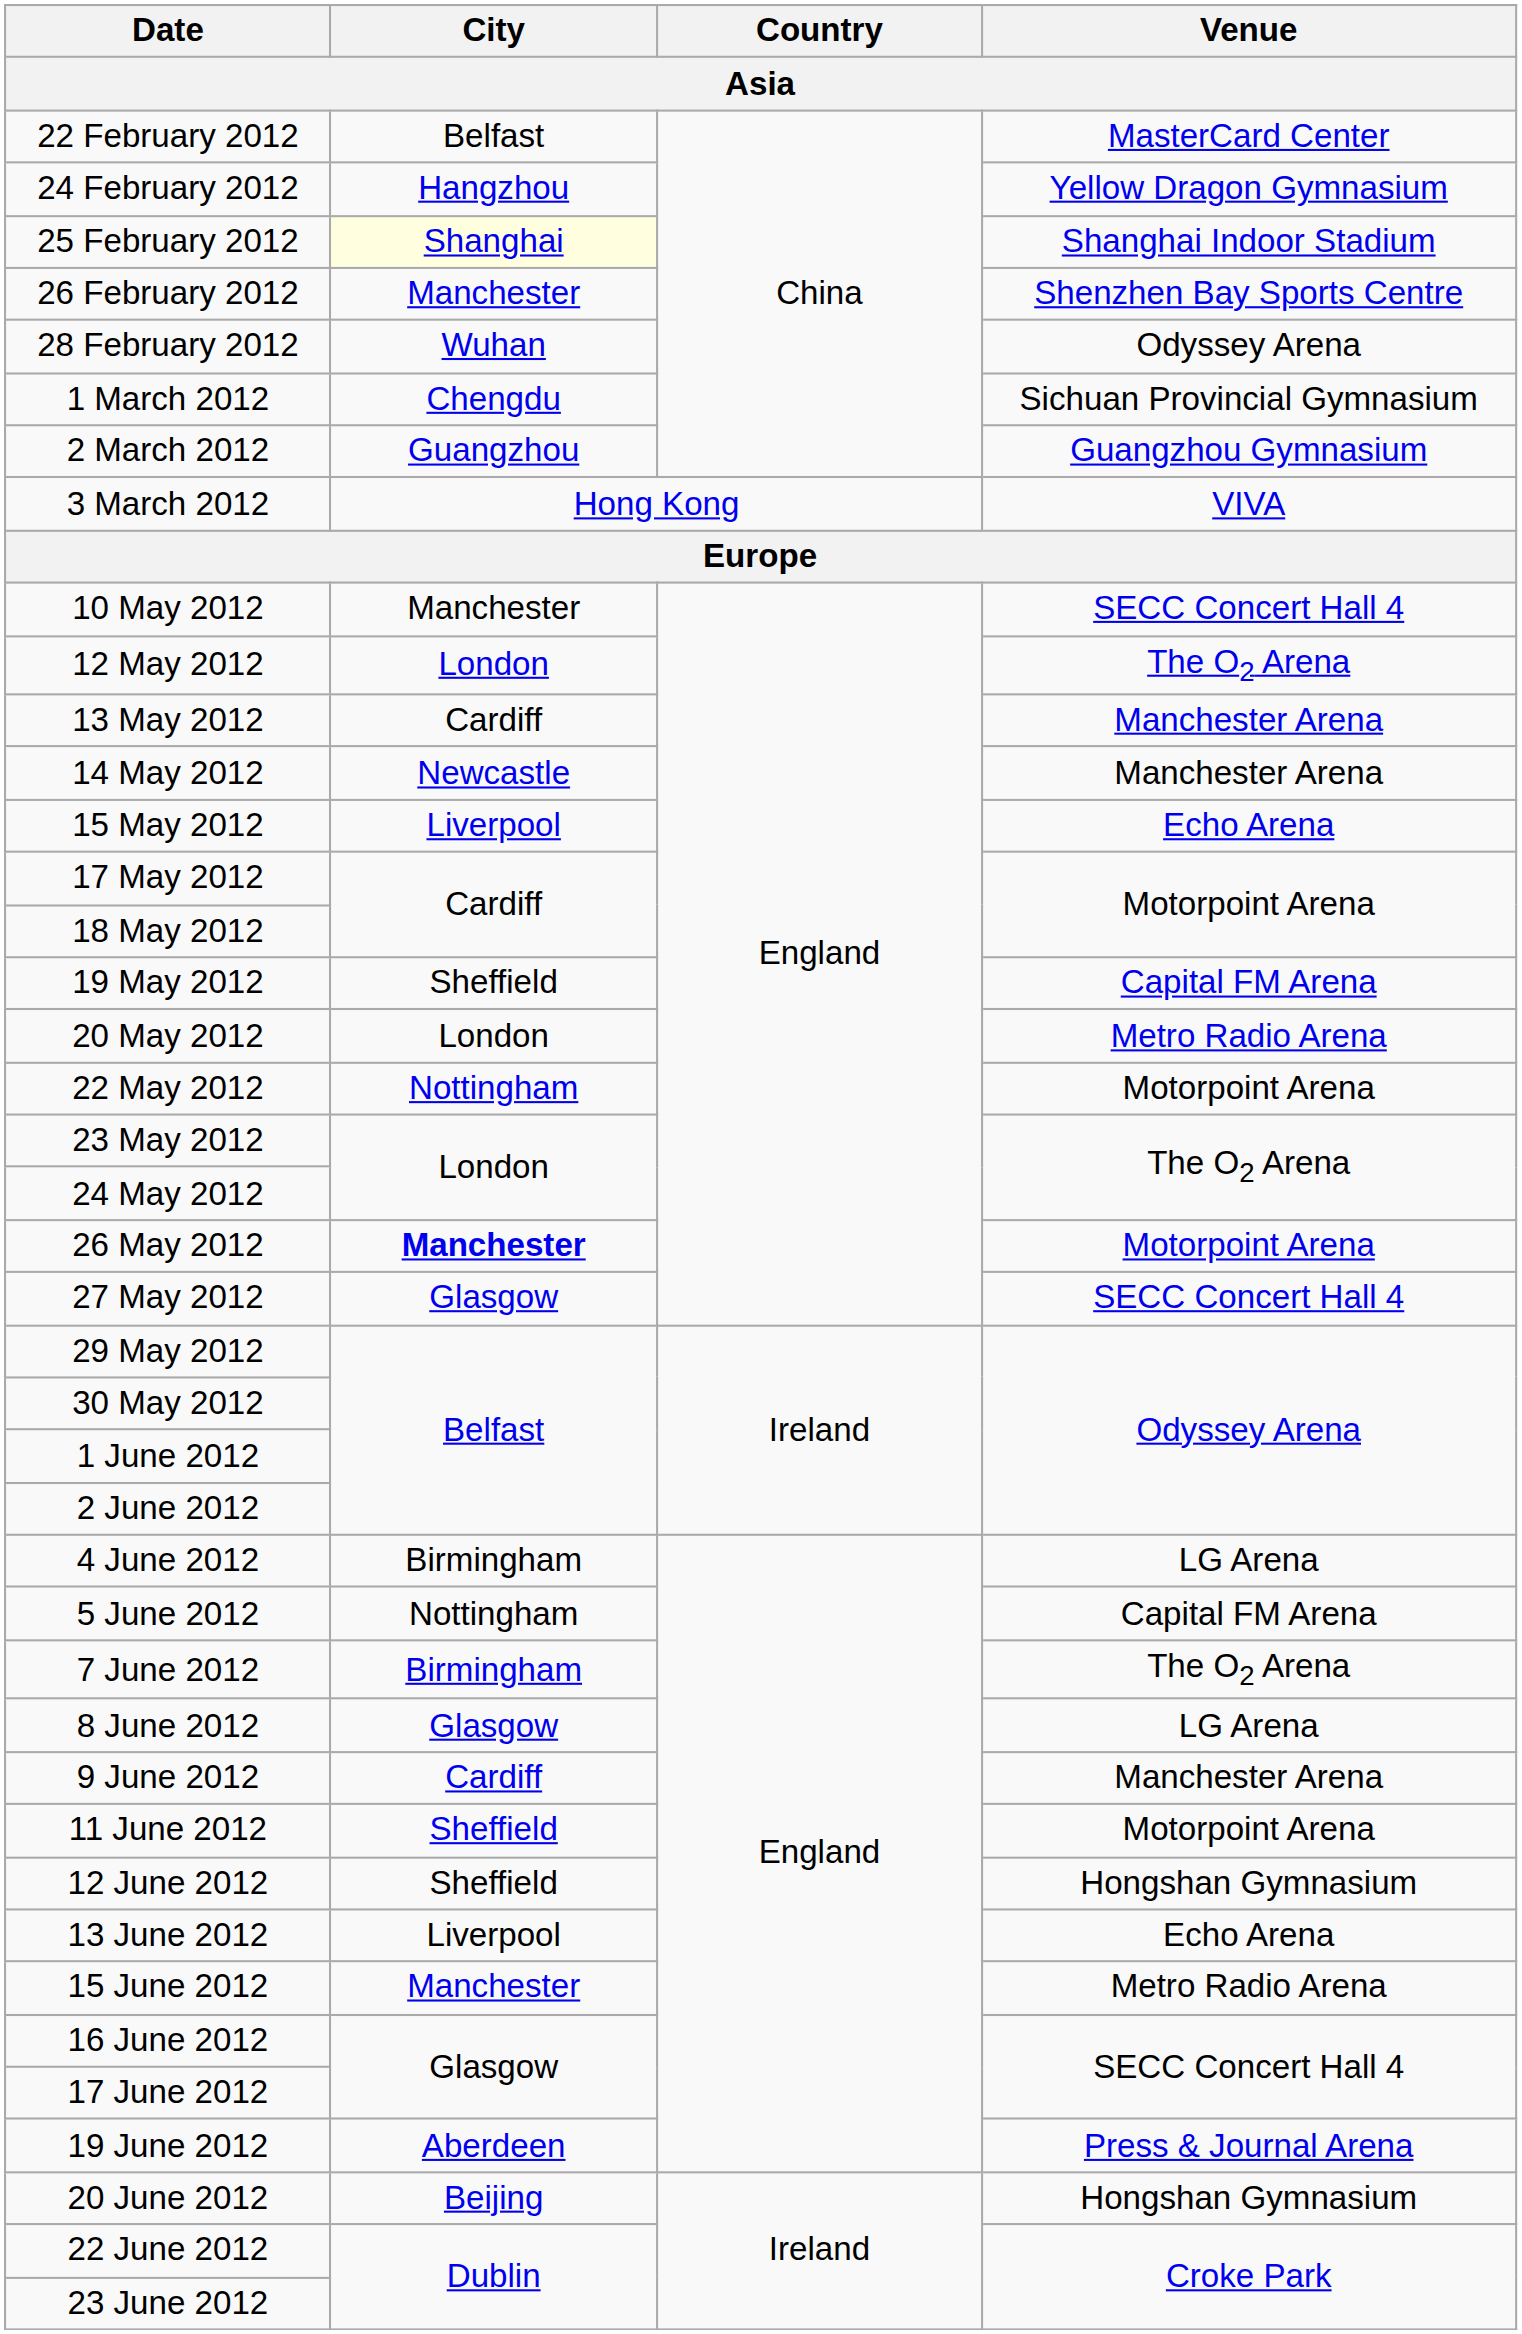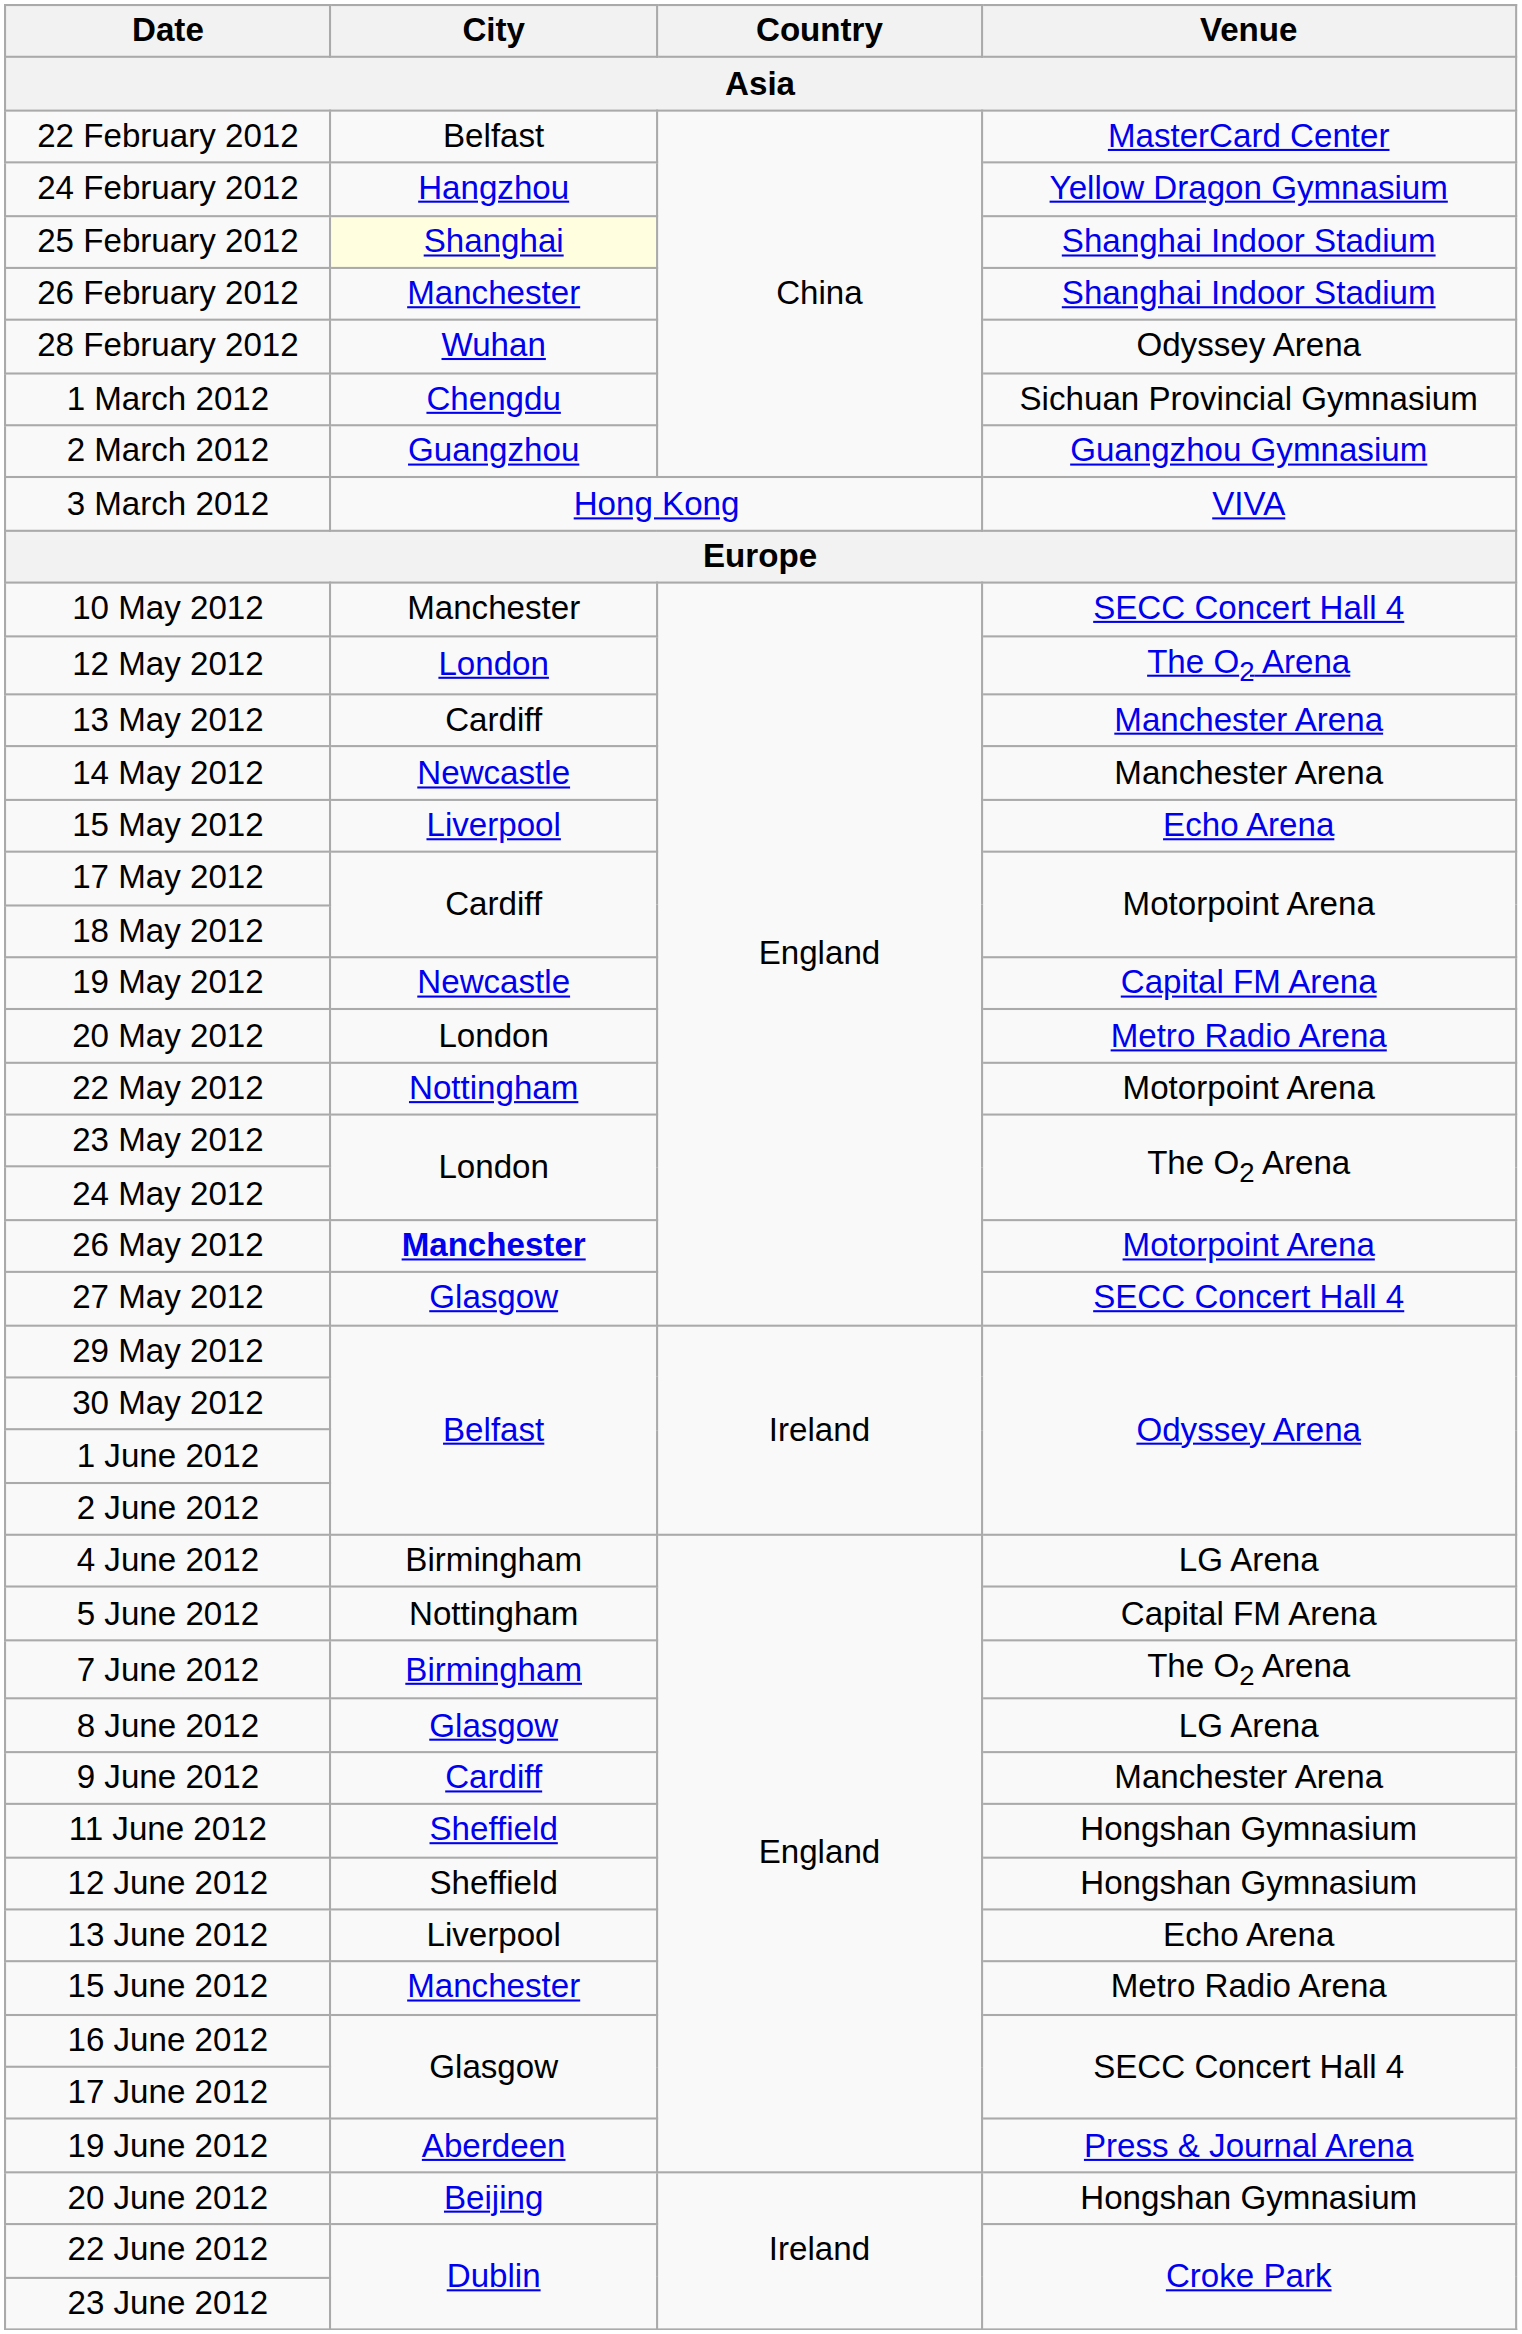(1249, 293) Shenzhen Bay Sports Centre -> (1249, 293) Shanghai Indoor Stadium
(494, 982) Sheffield -> (494, 982) Newcastle
(1249, 1829) Motorpoint Arena -> (1249, 1829) Hongshan Gymnasium
